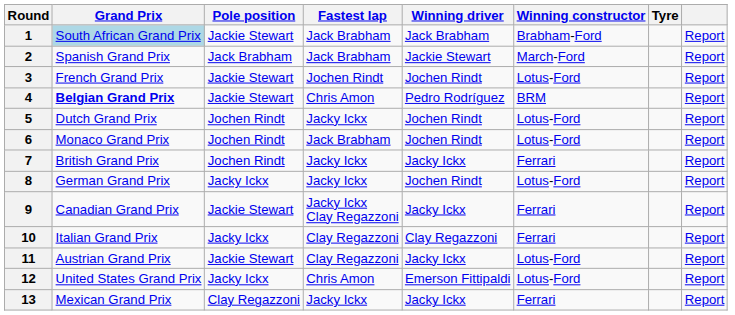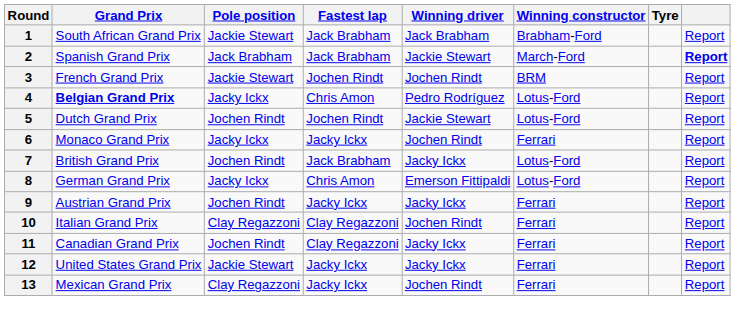(128, 35) lightblue background -> (128, 35) no background
(705, 56) normal -> (706, 56) bold
(549, 77) Lotus-Ford -> (531, 77) BRM
(251, 98) Jackie Stewart -> (238, 98) Jacky Ickx
(531, 98) BRM -> (549, 98) Lotus-Ford
(337, 118) Jacky Ickx -> (345, 118) Jochen Rindt
(443, 118) Jochen Rindt -> (448, 118) Jackie Stewart
(246, 139) Jochen Rindt -> (238, 139) Jacky Ickx
(348, 139) Jack Brabham -> (337, 139) Jacky Ickx
(549, 139) Lotus-Ford -> (536, 139) Ferrari
(337, 160) Jacky Ickx -> (348, 160) Jack Brabham
(536, 160) Ferrari -> (549, 160) Lotus-Ford
(337, 181) Jacky Ickx -> (340, 181) Chris Amon
(443, 181) Jochen Rindt -> (458, 181) Emerson Fittipaldi
(117, 209) Canadian Grand Prix -> (113, 202) Austrian Grand Prix
(251, 209) Jackie Stewart -> (246, 202) Jochen Rindt
(352, 209) Jacky Ickx Clay Regazzoni -> (337, 202) Jacky Ickx
(238, 237) Jacky Ickx -> (254, 222) Clay Regazzoni
(451, 237) Clay Regazzoni -> (443, 222) Jochen Rindt
(113, 258) Austrian Grand Prix -> (117, 243) Canadian Grand Prix
(251, 258) Jackie Stewart -> (246, 243) Jochen Rindt
(549, 258) Lotus-Ford -> (536, 243) Ferrari
(238, 279) Jacky Ickx -> (251, 264) Jackie Stewart
(340, 279) Chris Amon -> (337, 264) Jacky Ickx
(458, 279) Emerson Fittipaldi -> (435, 264) Jacky Ickx
(549, 279) Lotus-Ford -> (536, 264) Ferrari
(435, 299) Jacky Ickx -> (443, 285) Jochen Rindt
